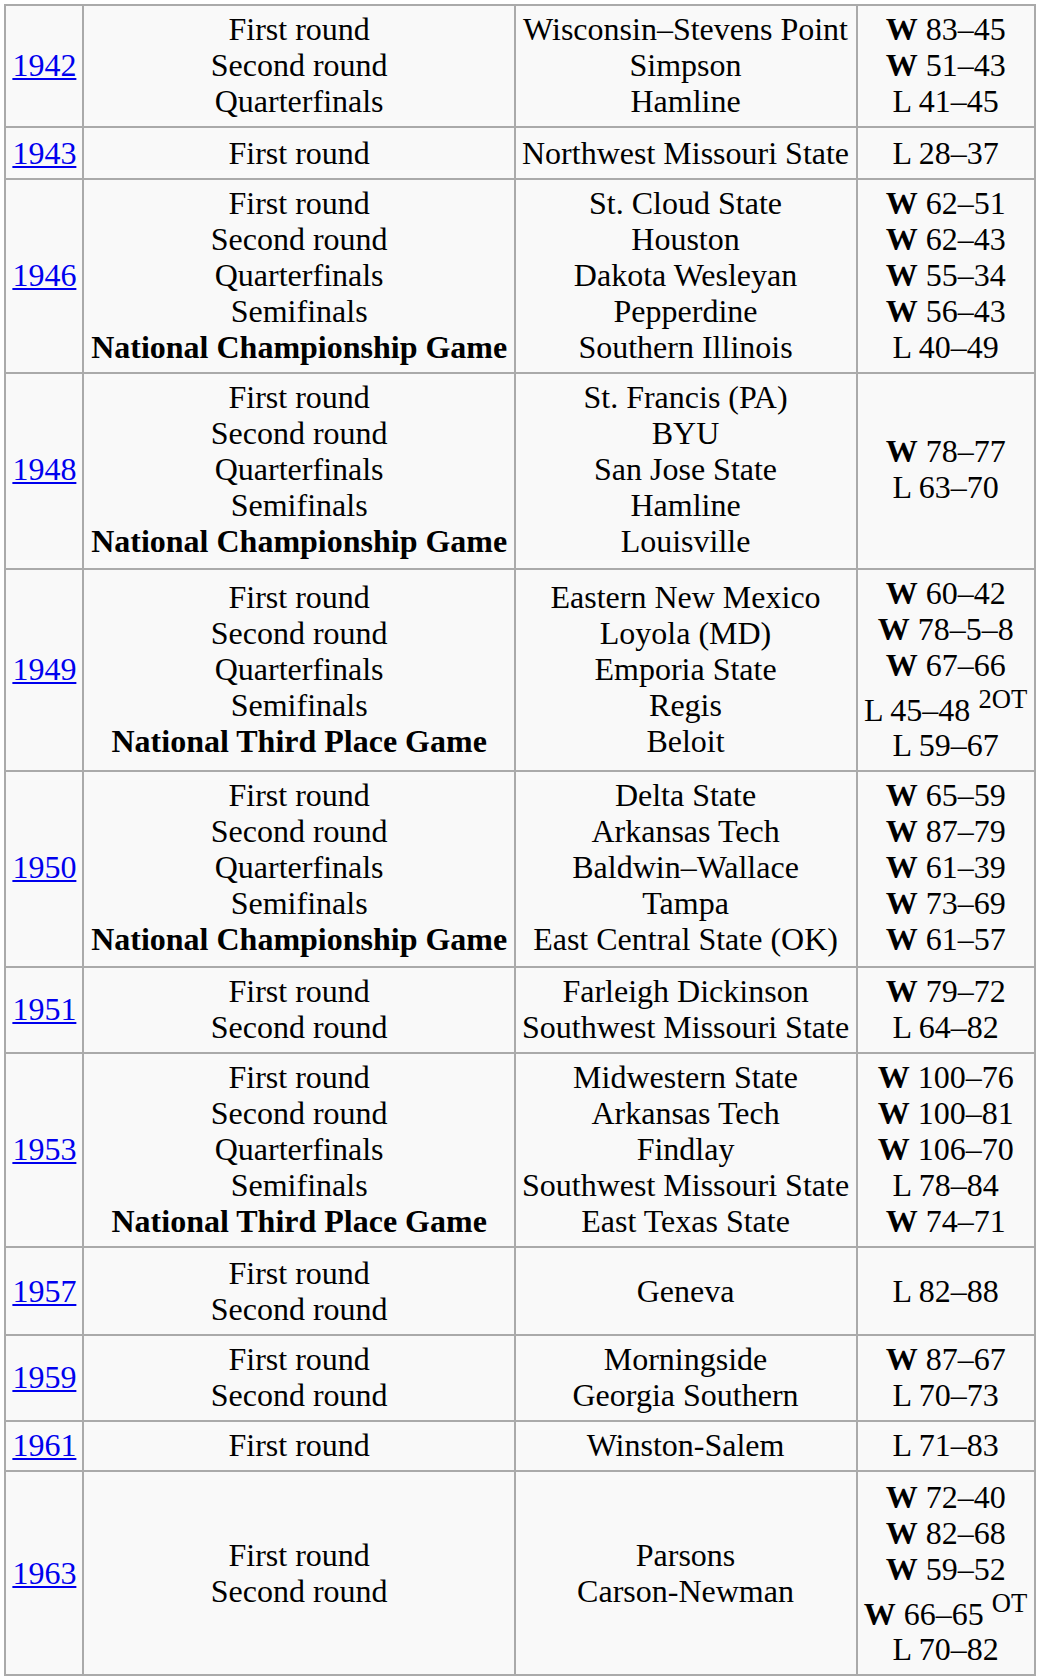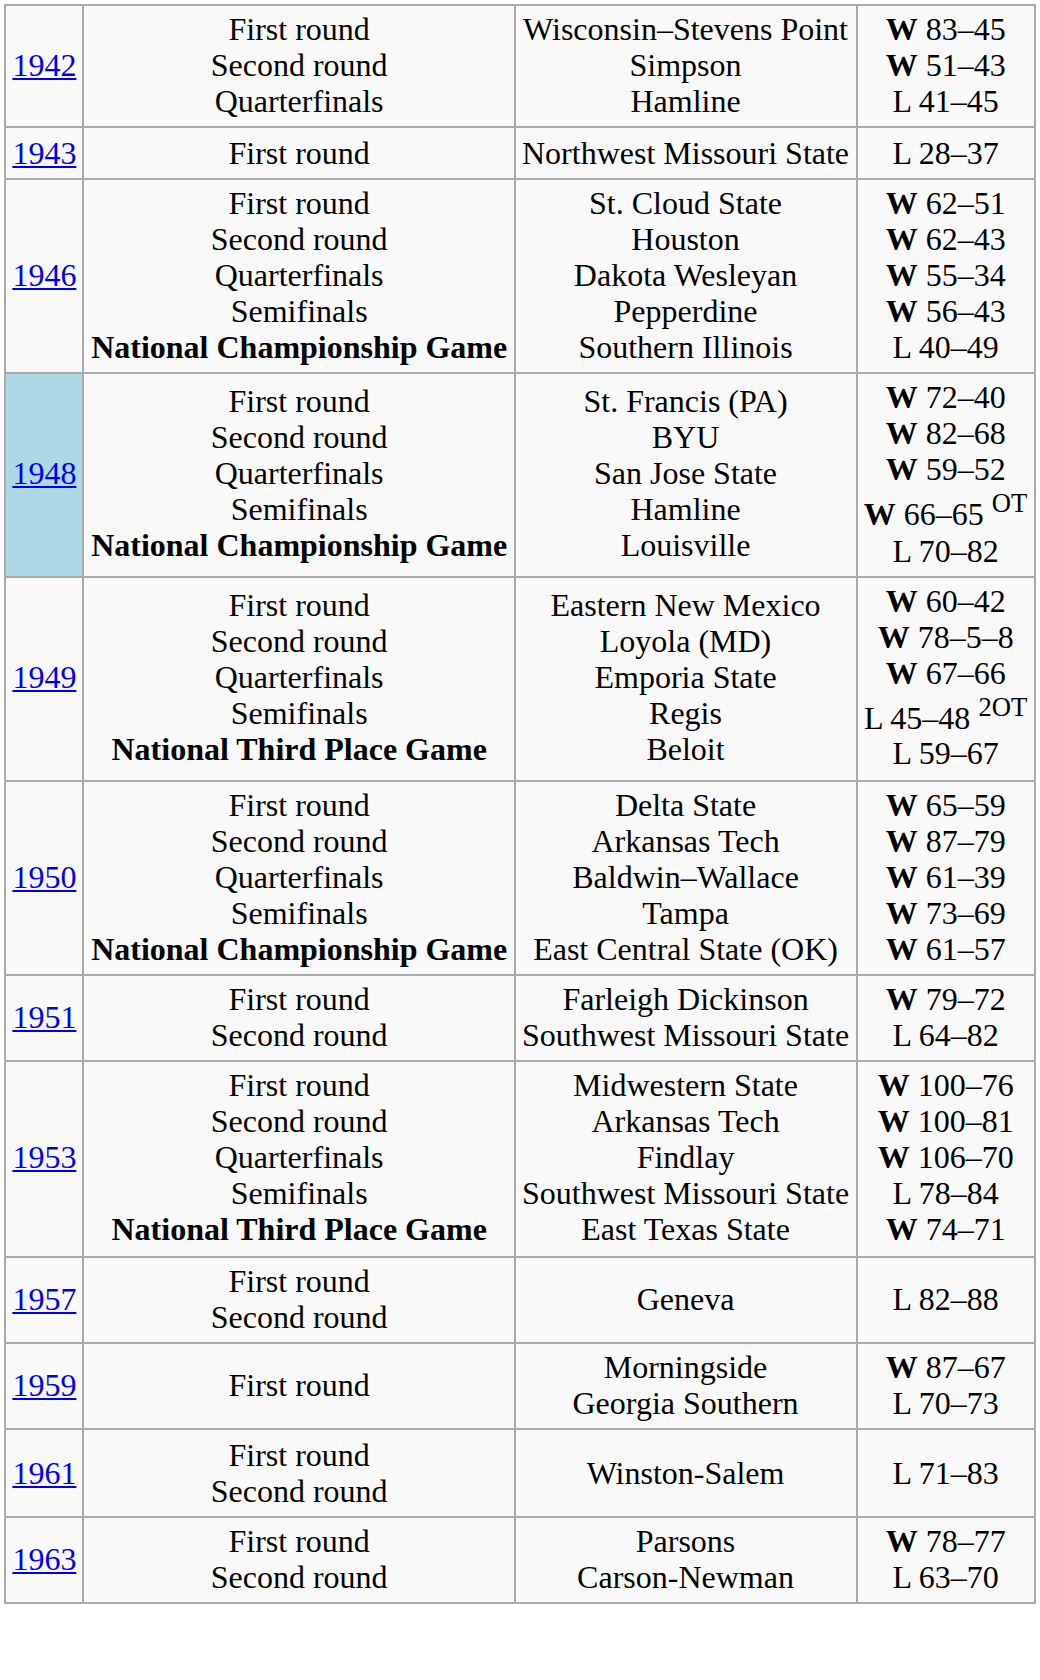(44, 470) no background -> (44, 474) lightblue background
(946, 470) W 78–77 L 63–70 -> (946, 474) W 72–40 W 82–68 W 59–52 W 66–65 OT L 70–82
(299, 1377) First round Second round -> (299, 1385) First round
(299, 1446) First round -> (299, 1472) First round Second round
(946, 1573) W 72–40 W 82–68 W 59–52 W 66–65 OT L 70–82 -> (946, 1559) W 78–77 L 63–70
